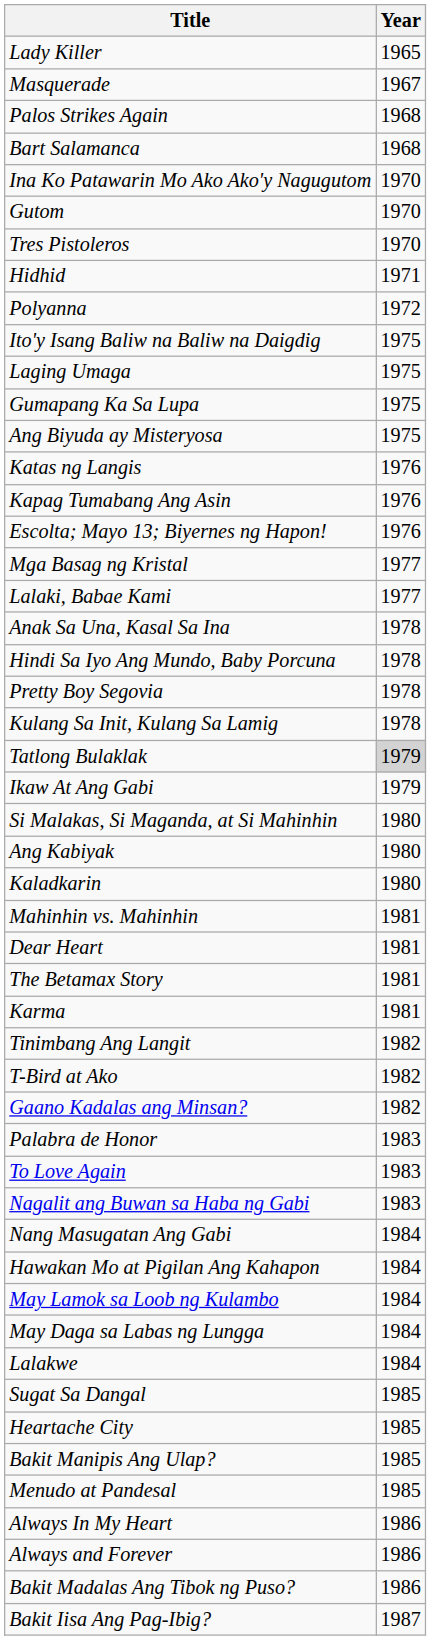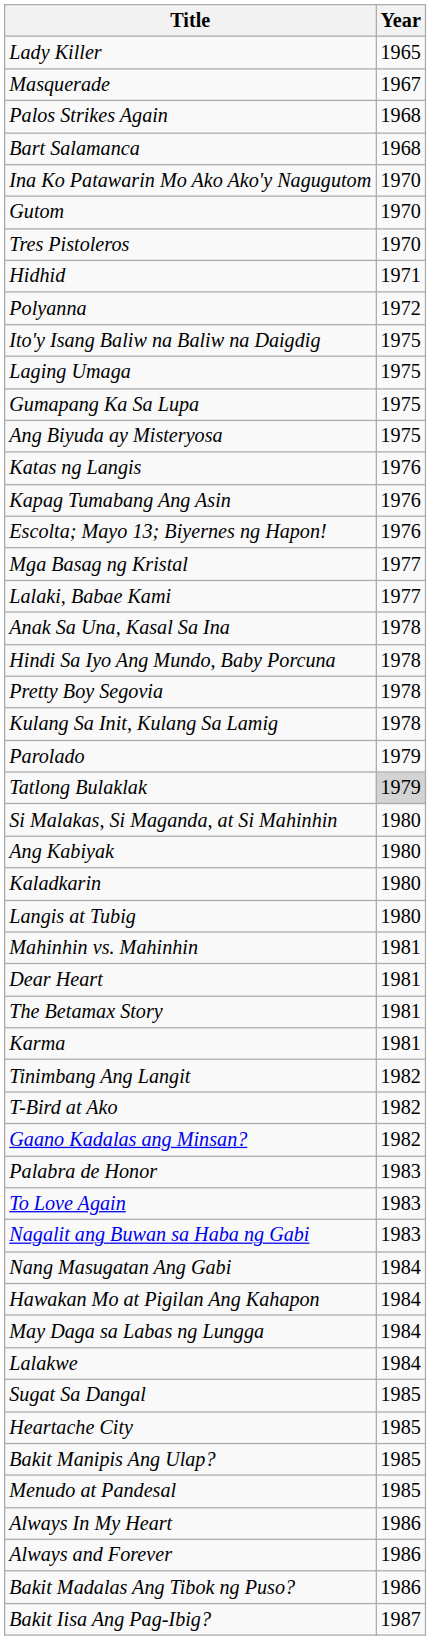+ row: (47, 755)
- row: (81, 787)
+ row: (73, 915)
- row: (144, 1299)
